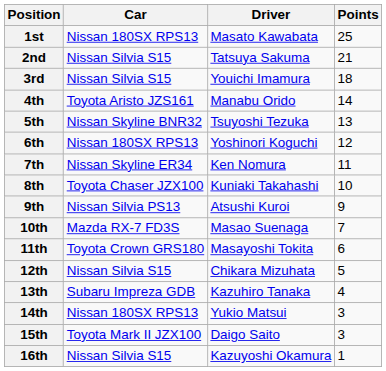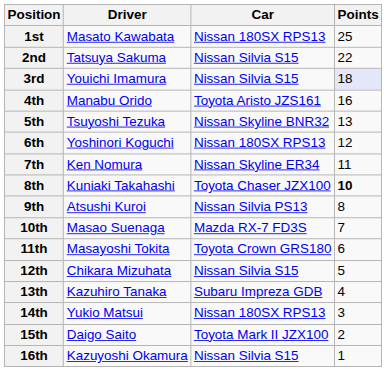columns swapped: (271, 15) <-> (135, 15)
(345, 57) 21 -> (345, 57) 22
(345, 79) no background -> (345, 79) lavender background
(345, 100) 14 -> (345, 100) 16
(345, 185) normal -> (345, 185) bold
(341, 206) 9 -> (341, 206) 8
(341, 334) 3 -> (341, 334) 2
